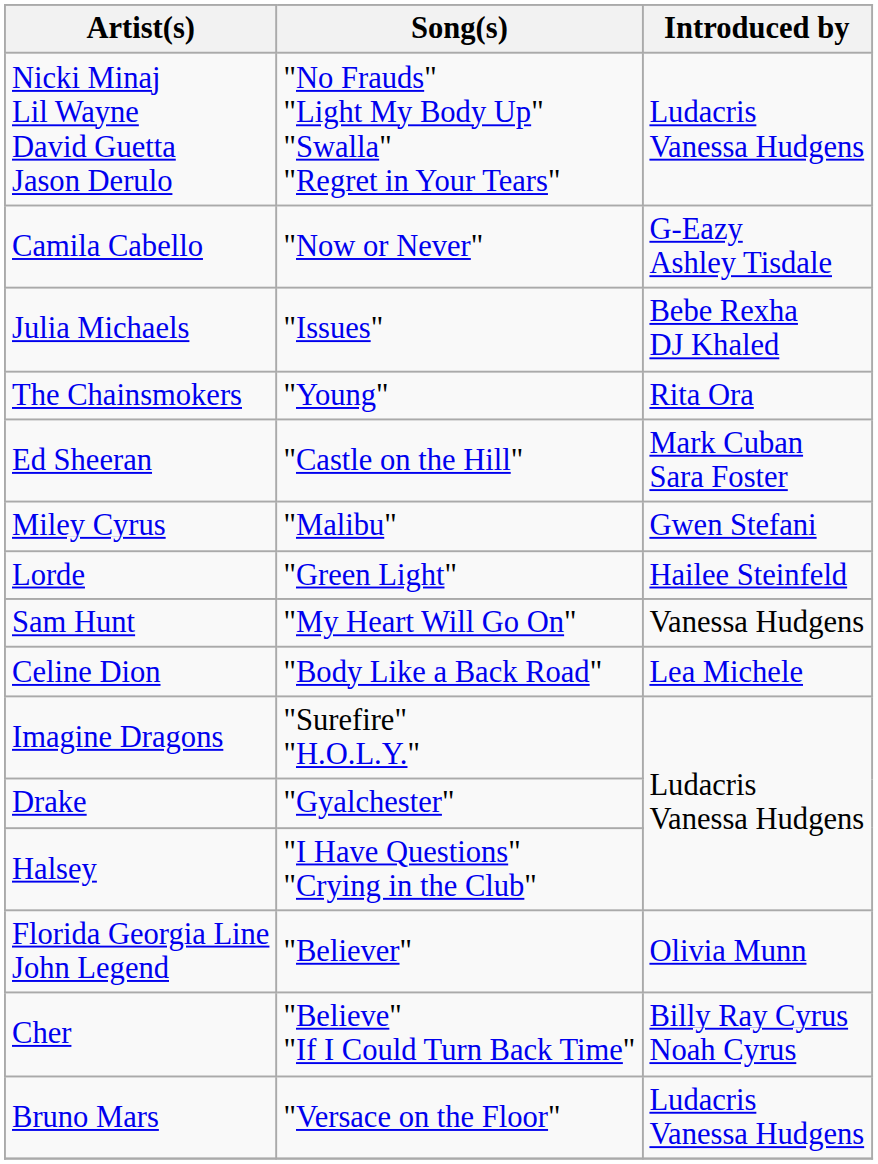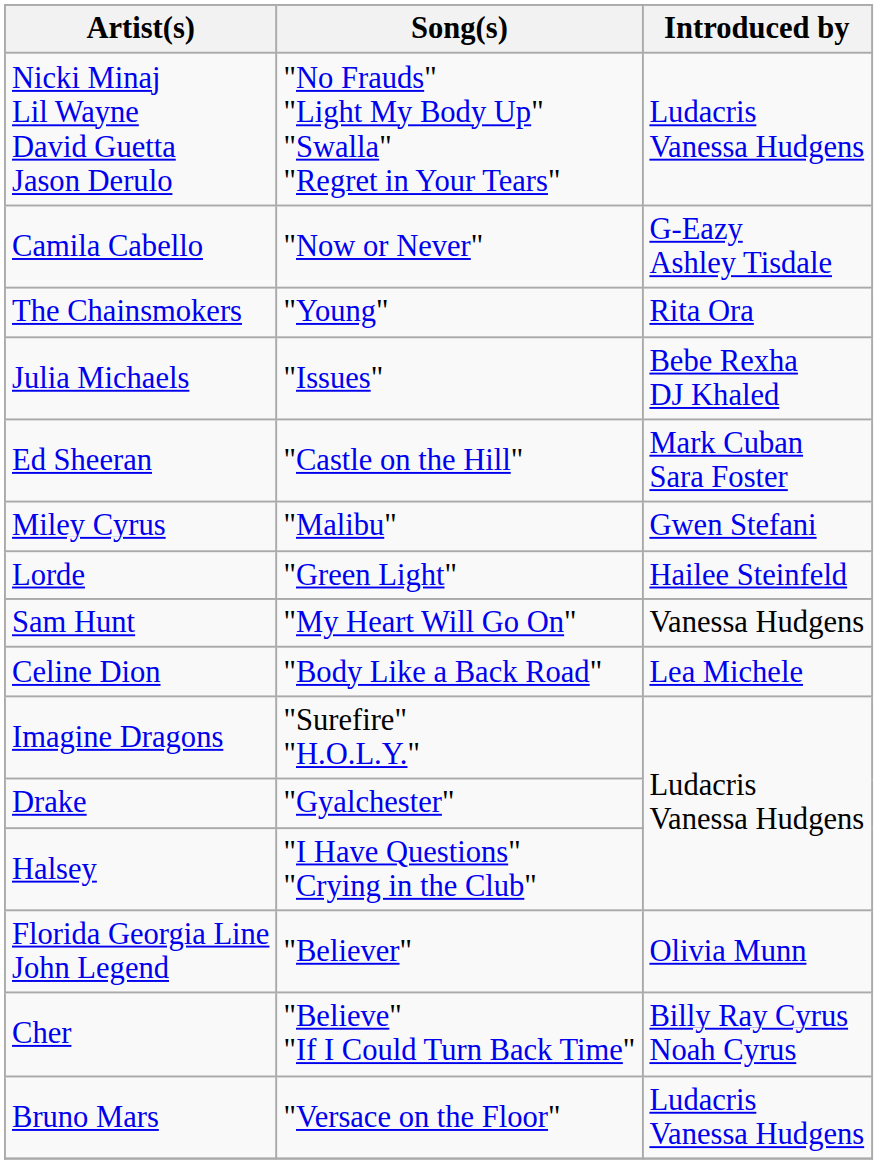rows swapped: (127, 394) <-> (101, 328)
